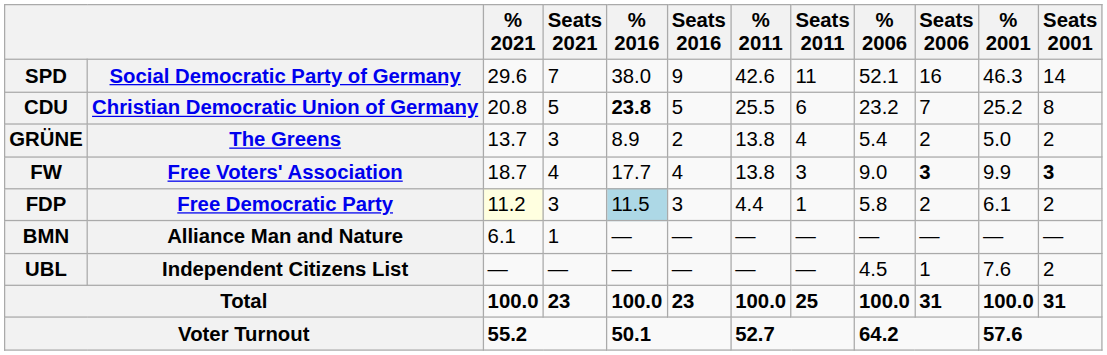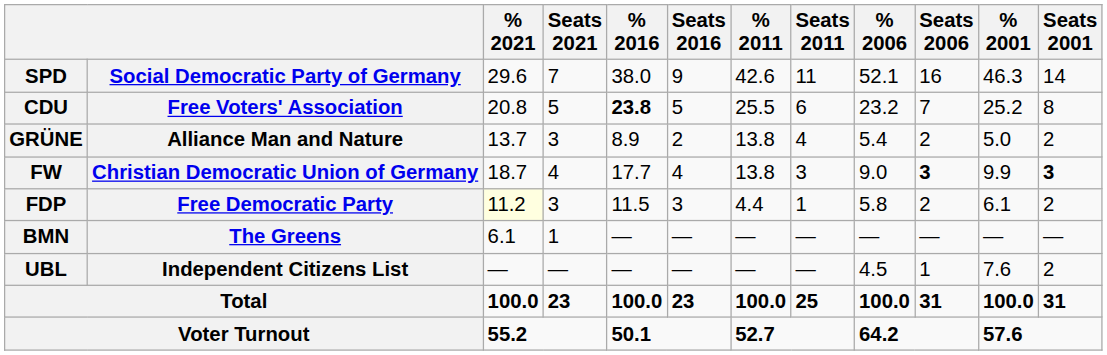(285, 107) Christian Democratic Union of Germany -> (285, 107) Free Voters' Association
(285, 140) The Greens -> (285, 140) Alliance Man and Nature
(285, 172) Free Voters' Association -> (285, 172) Christian Democratic Union of Germany
(630, 204) lightblue background -> (630, 204) no background
(285, 236) Alliance Man and Nature -> (285, 236) The Greens
